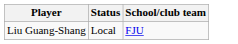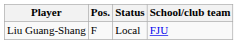+ column: (100, 13)
